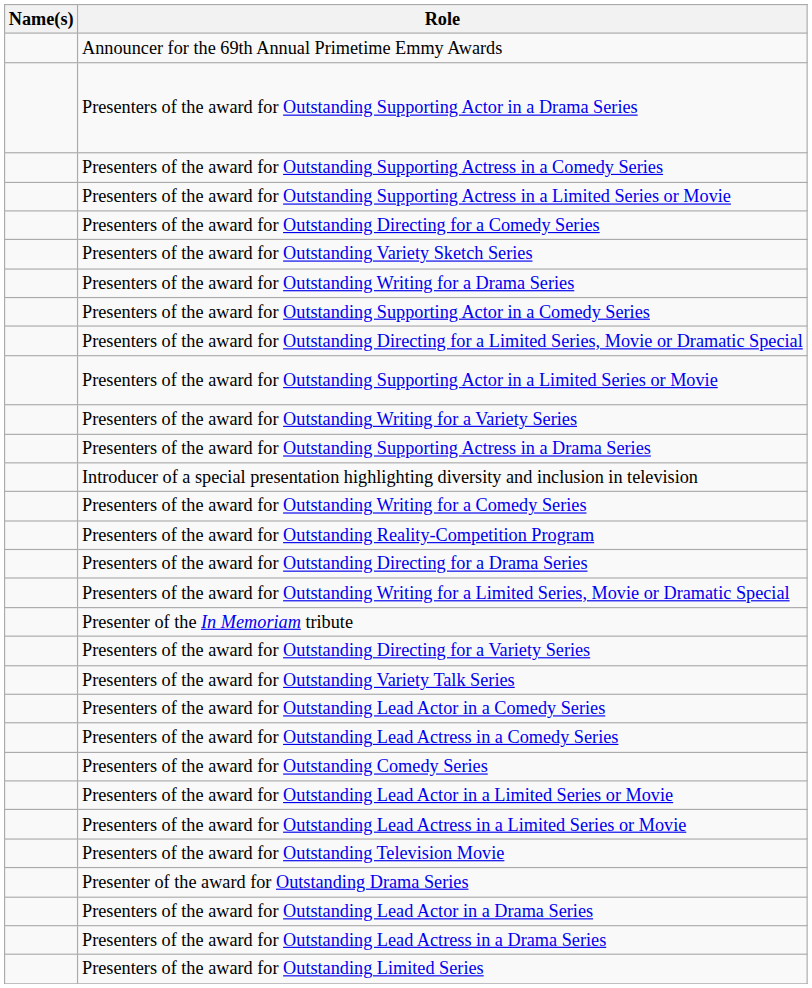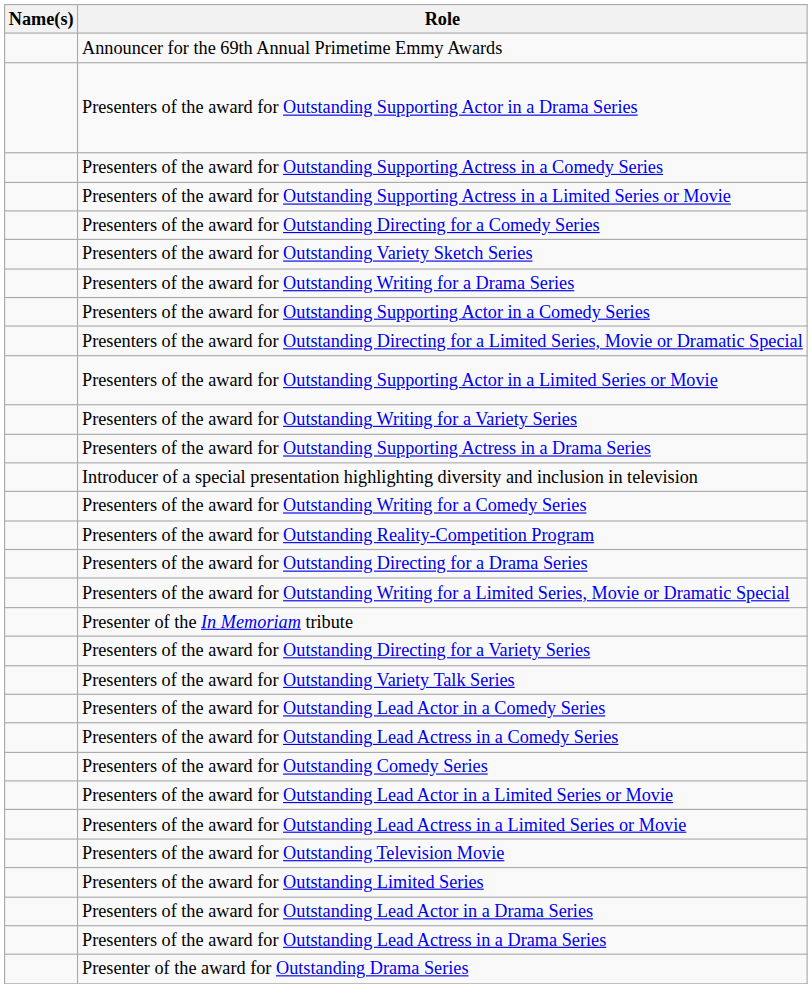rows swapped: (283, 968) <-> (275, 882)
